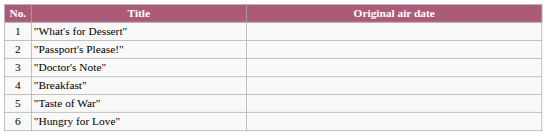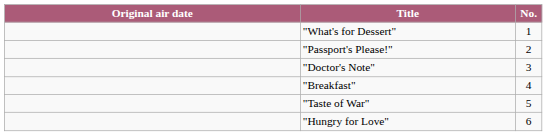columns swapped: (18, 13) <-> (394, 13)
